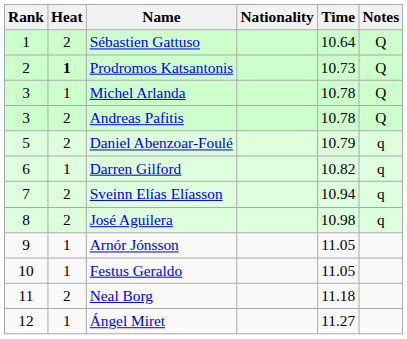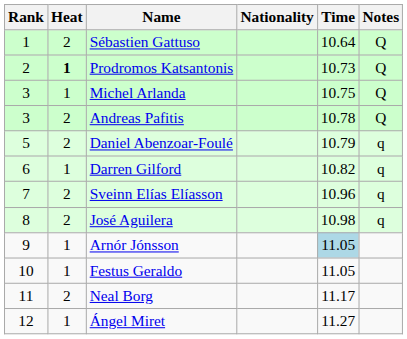(338, 93) 10.78 -> (338, 93) 10.75
(338, 194) 10.94 -> (338, 194) 10.96
(338, 245) no background -> (338, 245) lightblue background
(338, 295) 11.18 -> (338, 295) 11.17
